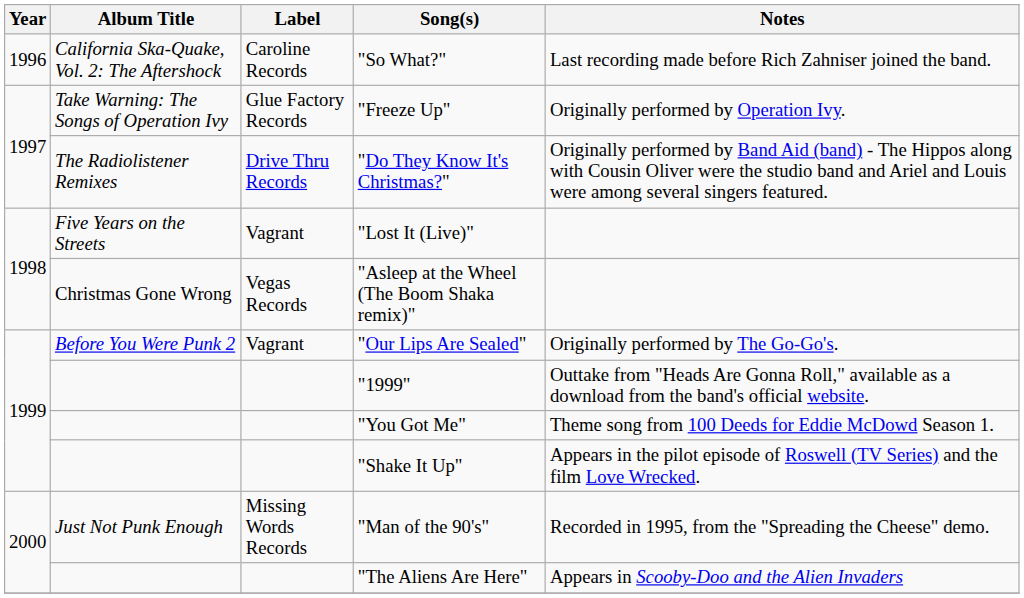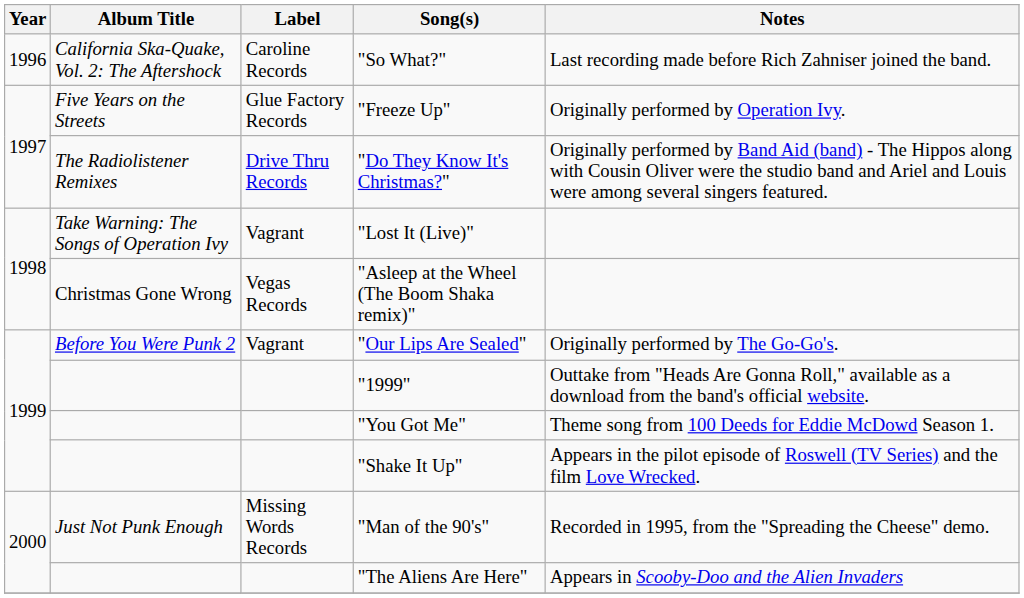(142, 110) Take Warning: The Songs of Operation Ivy -> (120, 110) Five Years on the Streets
(120, 232) Five Years on the Streets -> (142, 232) Take Warning: The Songs of Operation Ivy
